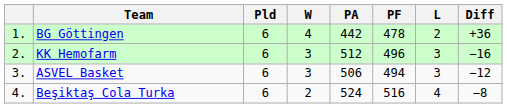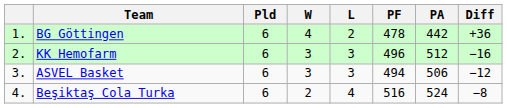columns swapped: (437, 14) <-> (351, 14)
